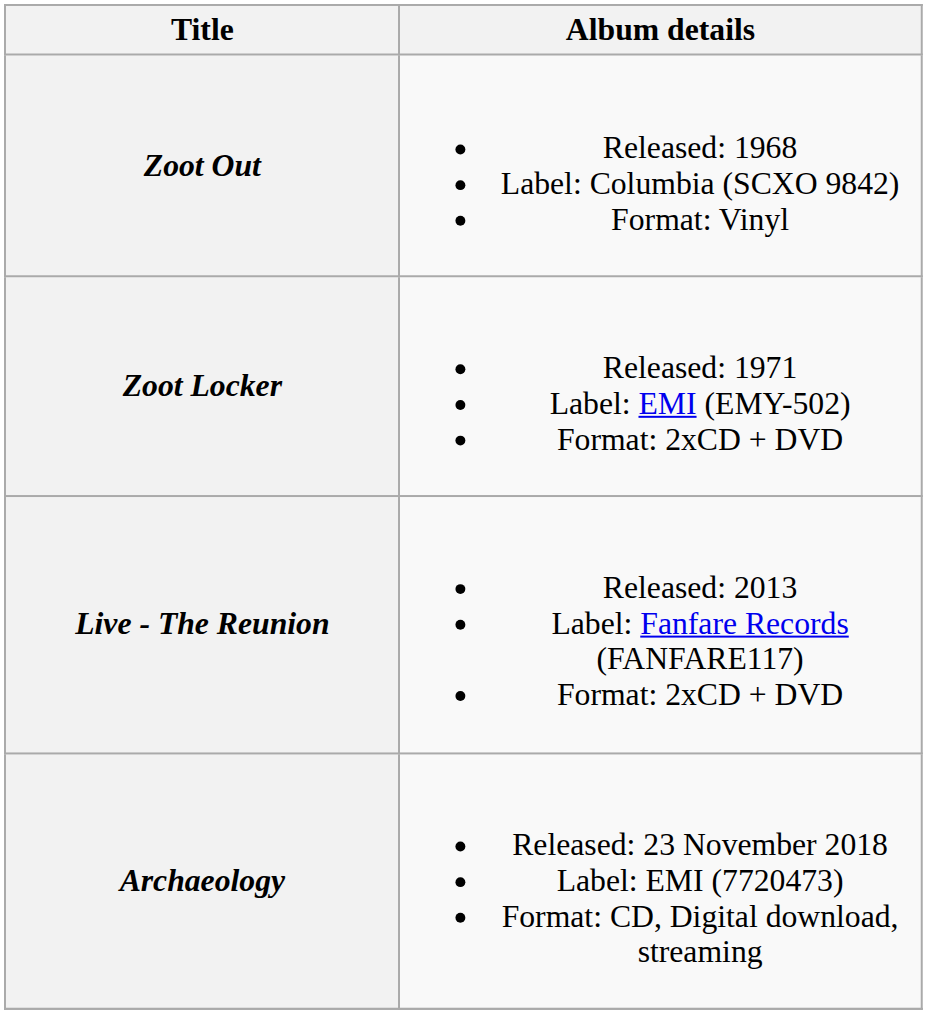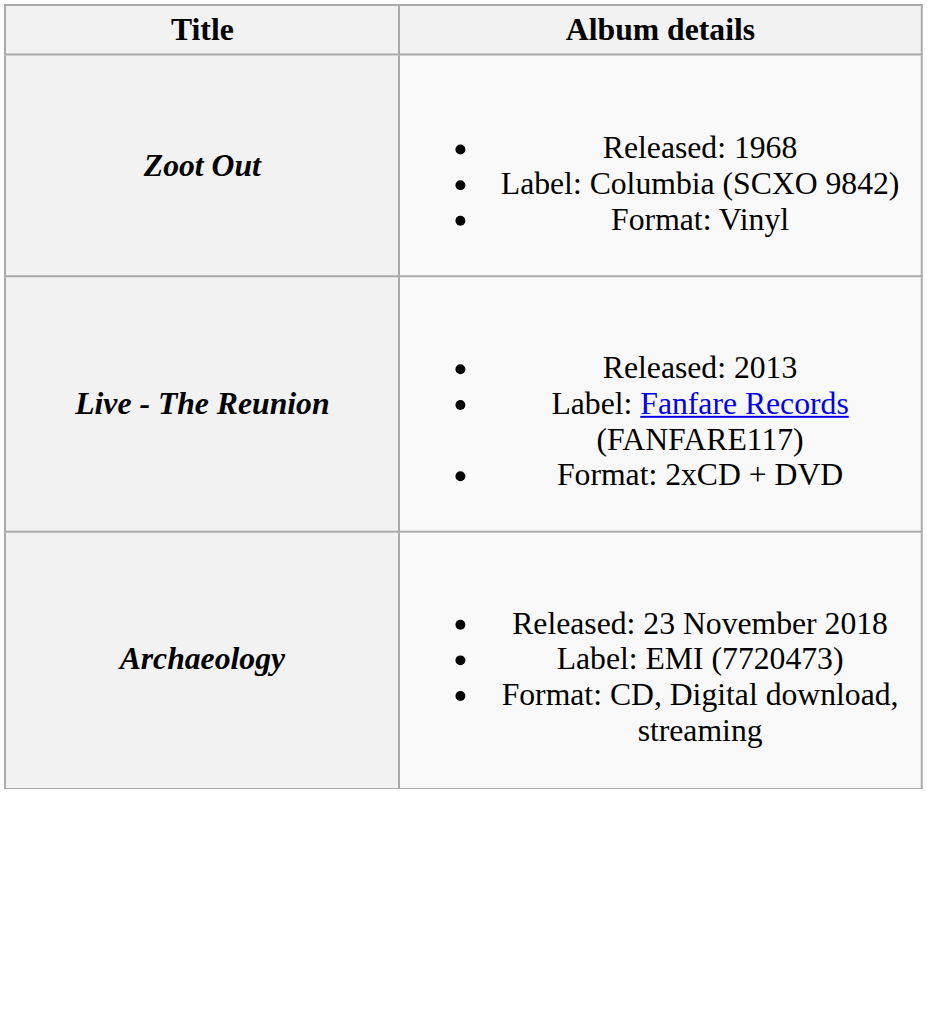- row: (202, 385)
